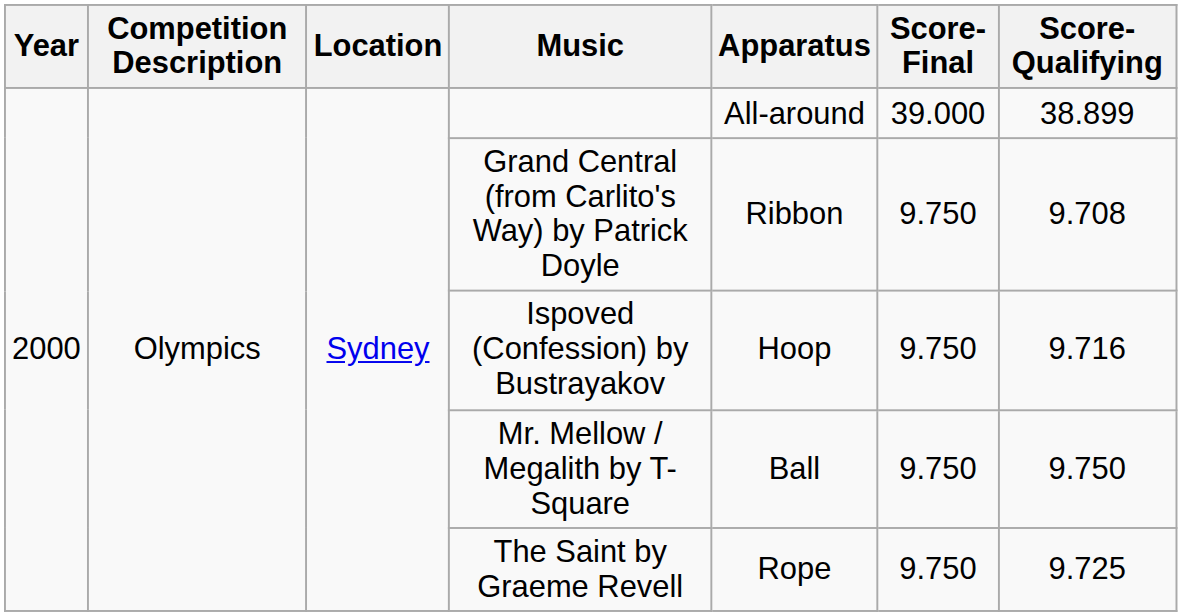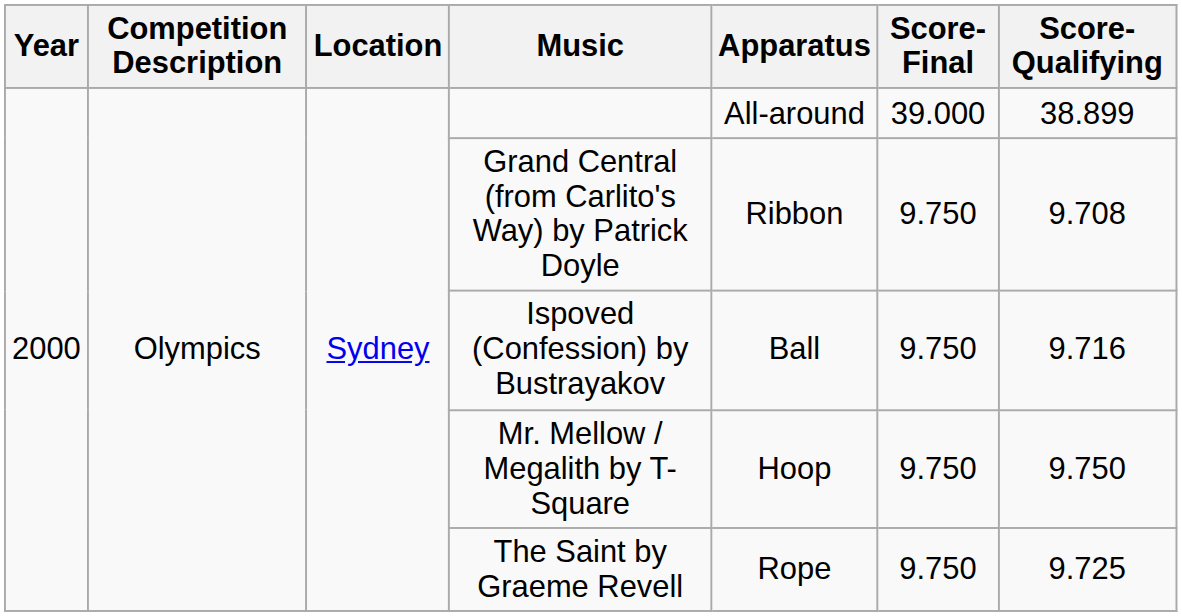(794, 349) Hoop -> (794, 349) Ball
(794, 468) Ball -> (794, 468) Hoop
